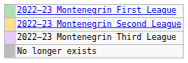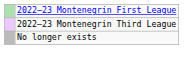- row: (99, 25)
